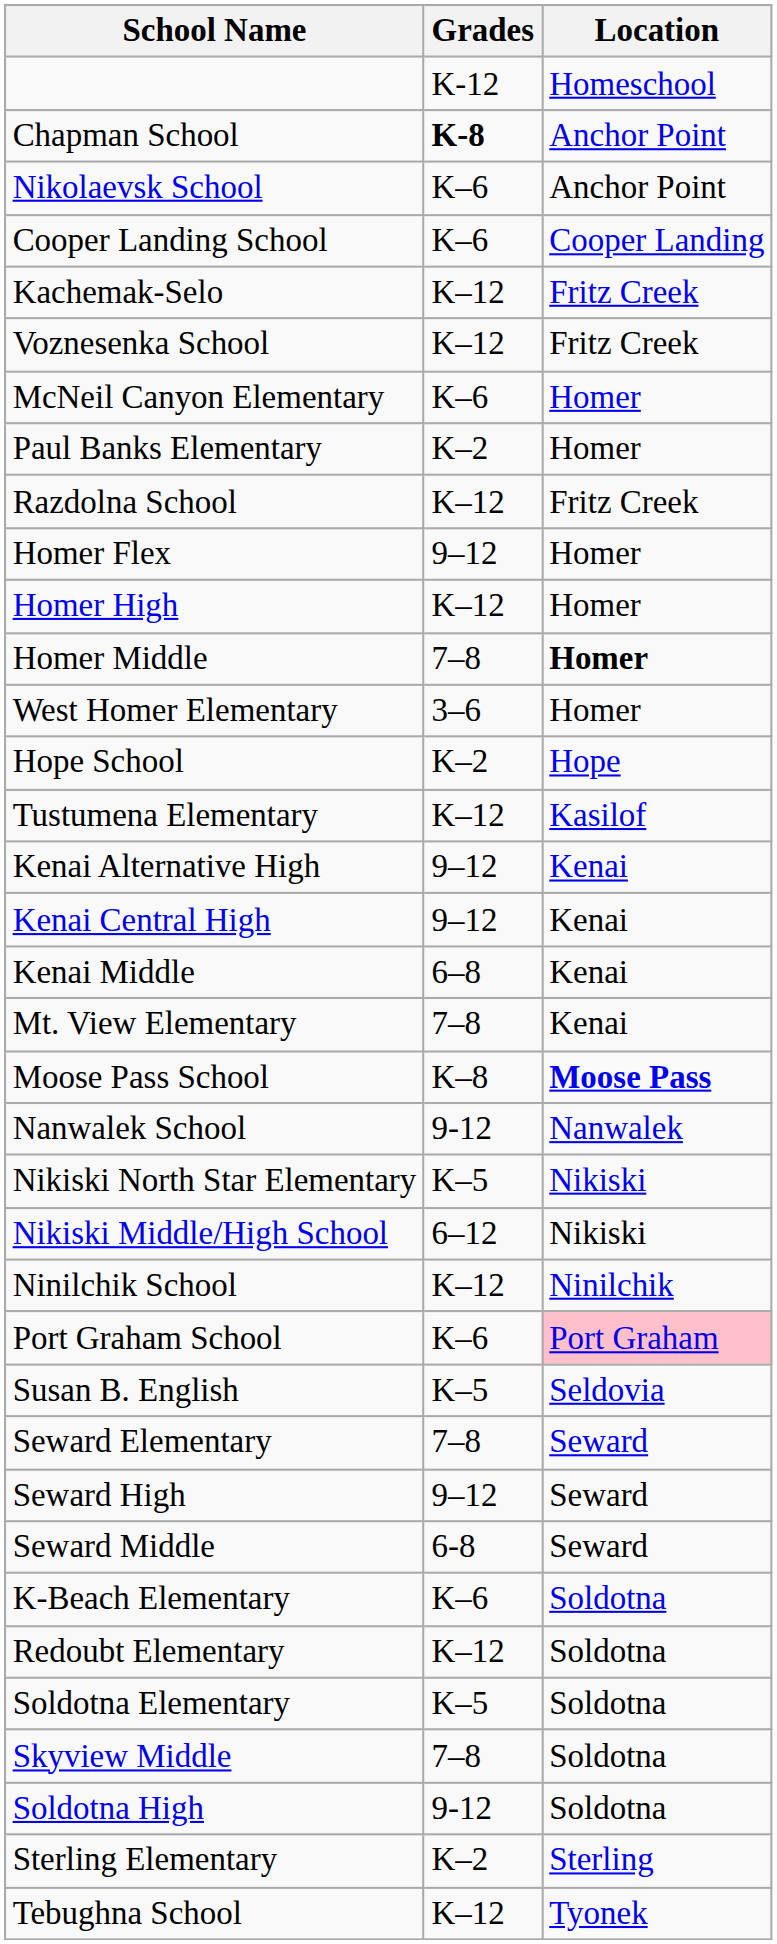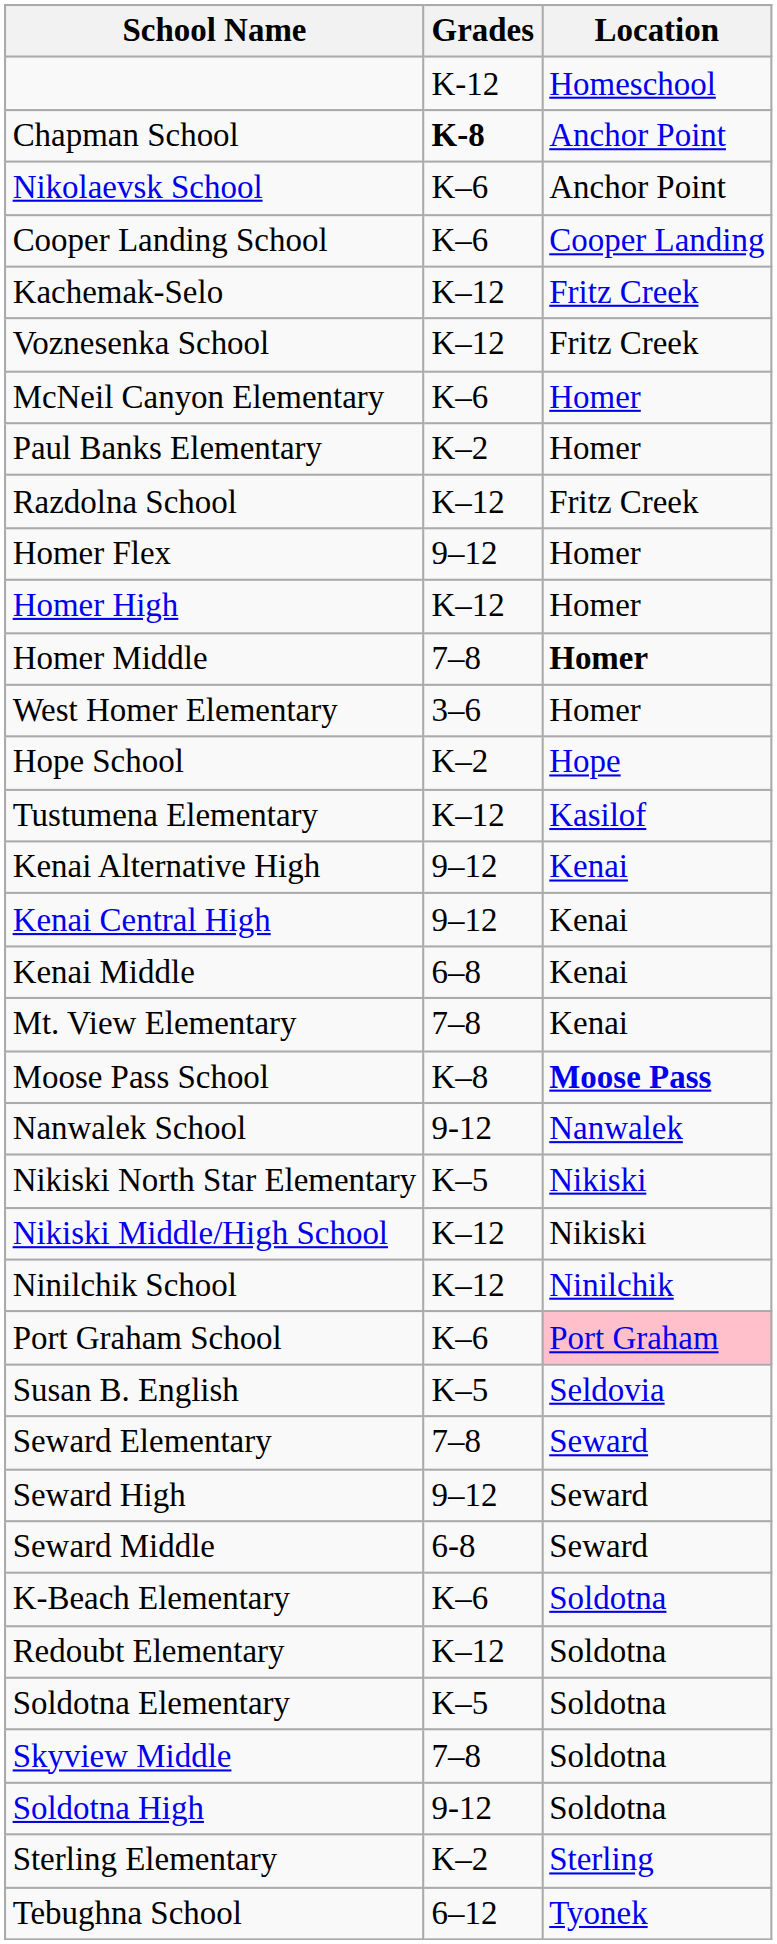(464, 1232) 6–12 -> (468, 1232) K–12
(468, 1912) K–12 -> (464, 1912) 6–12
